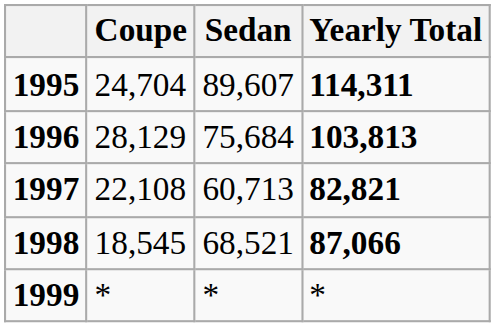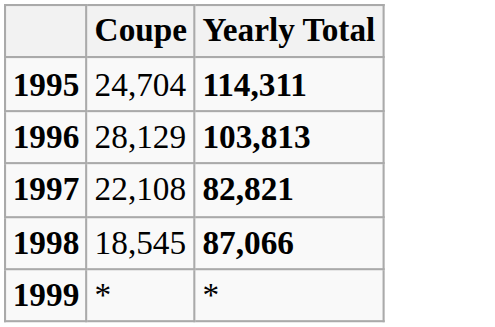- column: (248, 30)
